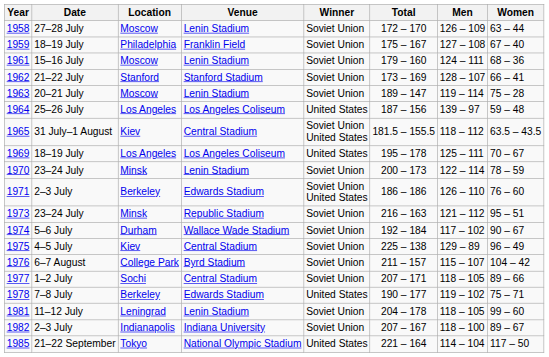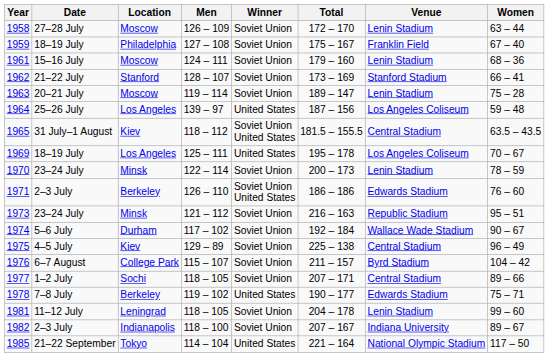columns swapped: (243, 12) <-> (463, 12)
